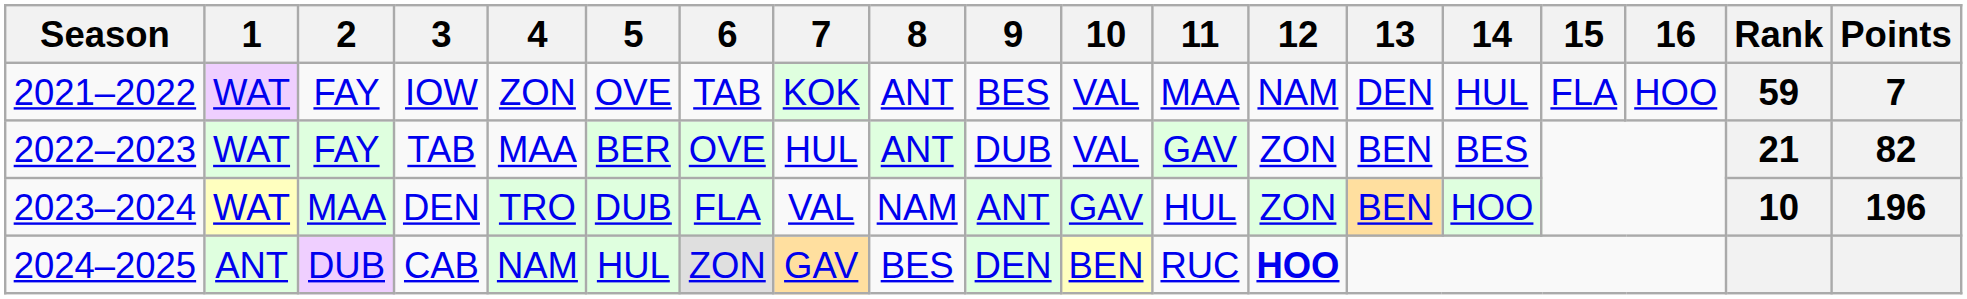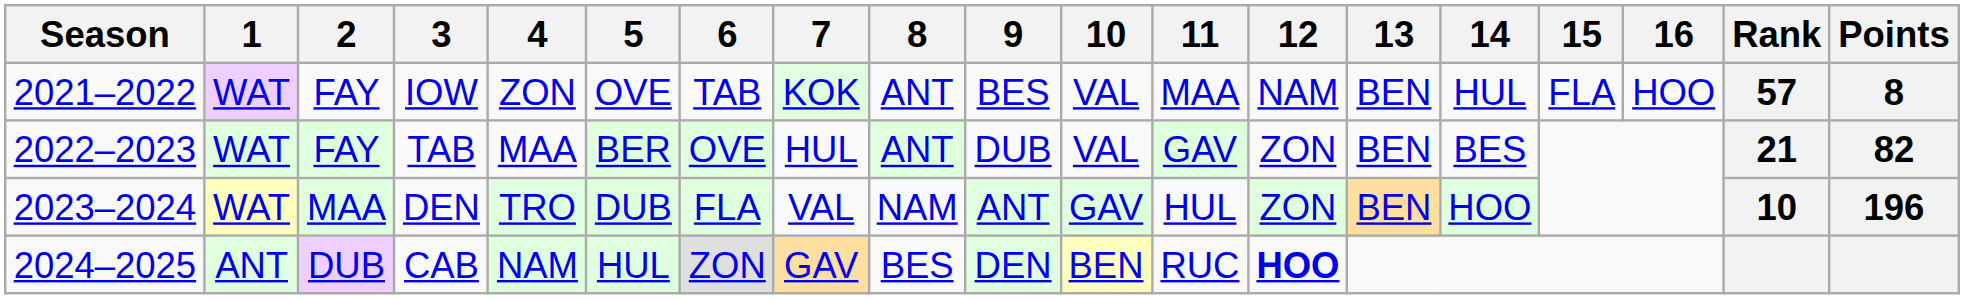(1395, 92) DEN -> (1394, 92) BEN
(1779, 92) 59 -> (1777, 92) 57
(1896, 92) 7 -> (1894, 92) 8
